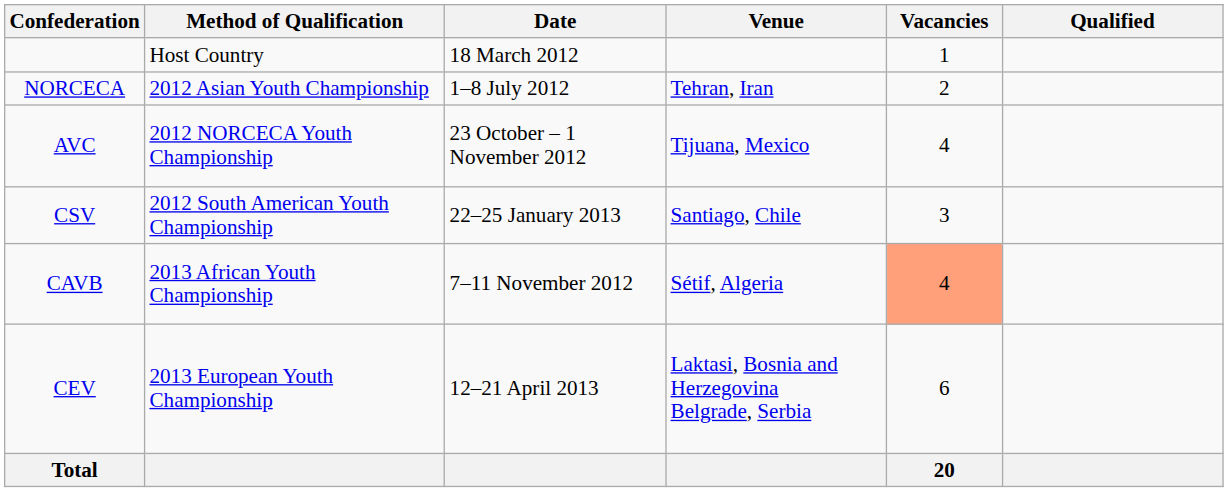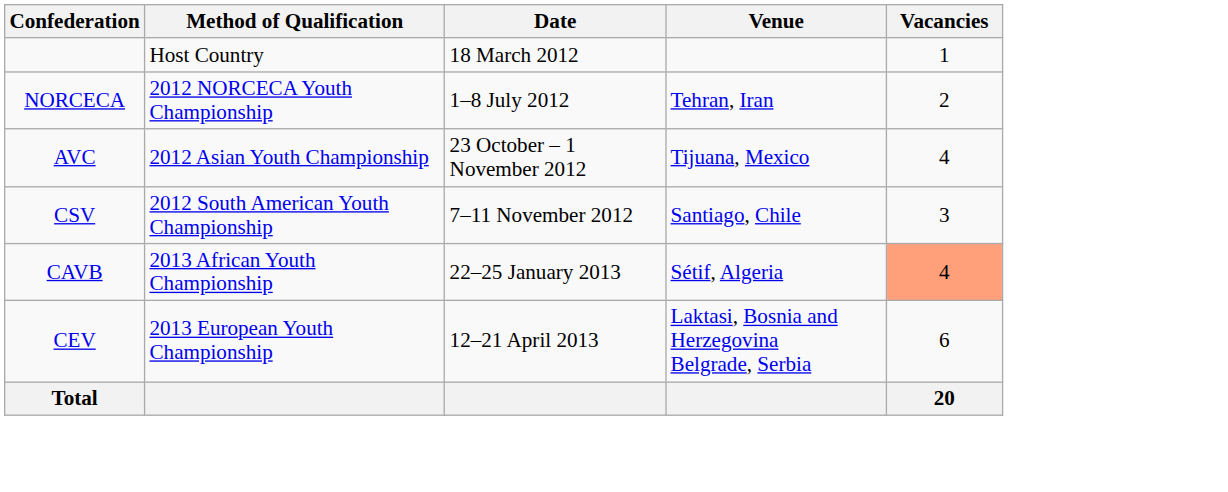- column: (1112, 21)
(289, 88) 2012 Asian Youth Championship -> (251, 100) 2012 NORCECA Youth Championship
(251, 145) 2012 NORCECA Youth Championship -> (289, 157) 2012 Asian Youth Championship
(535, 214) 22–25 January 2013 -> (541, 214) 7–11 November 2012
(541, 283) 7–11 November 2012 -> (535, 271) 22–25 January 2013
